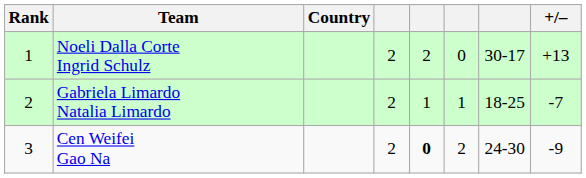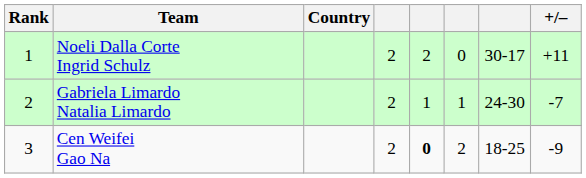(556, 55) +13 -> (556, 55) +11
(505, 102) 18-25 -> (505, 102) 24-30
(505, 149) 24-30 -> (505, 149) 18-25
